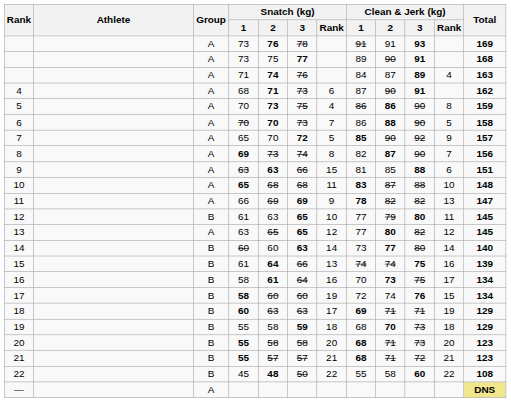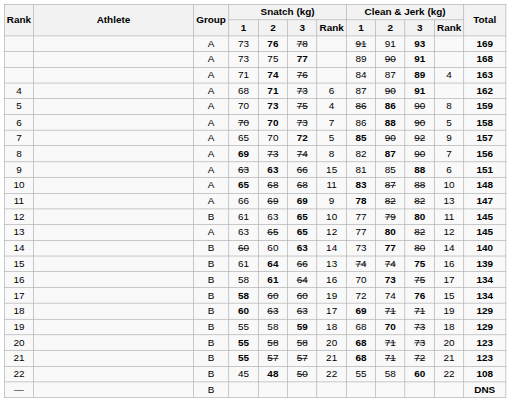(211, 389) A -> (211, 389) B
(485, 389) khaki background -> (485, 389) no background
